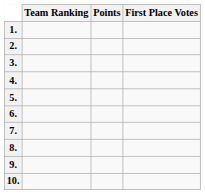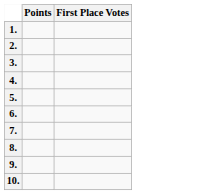- column: (56, 13)
